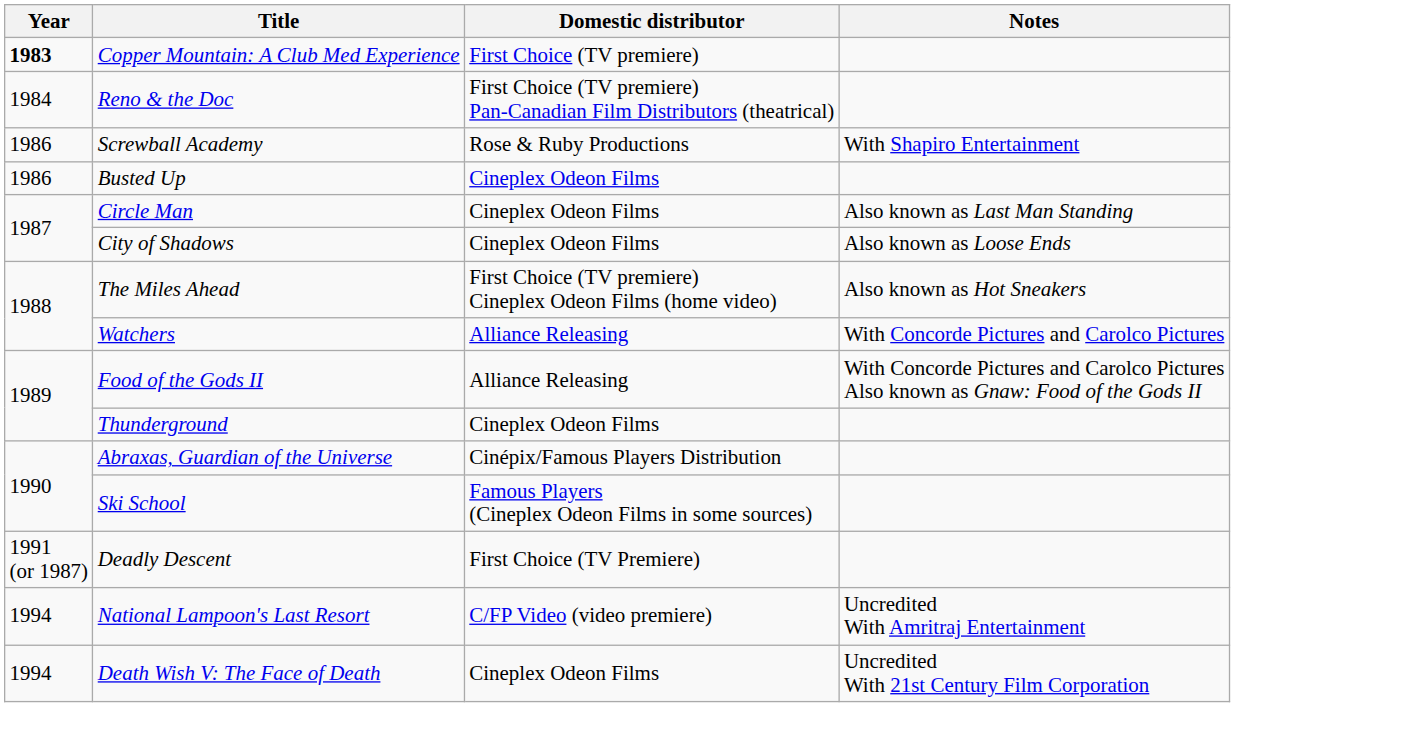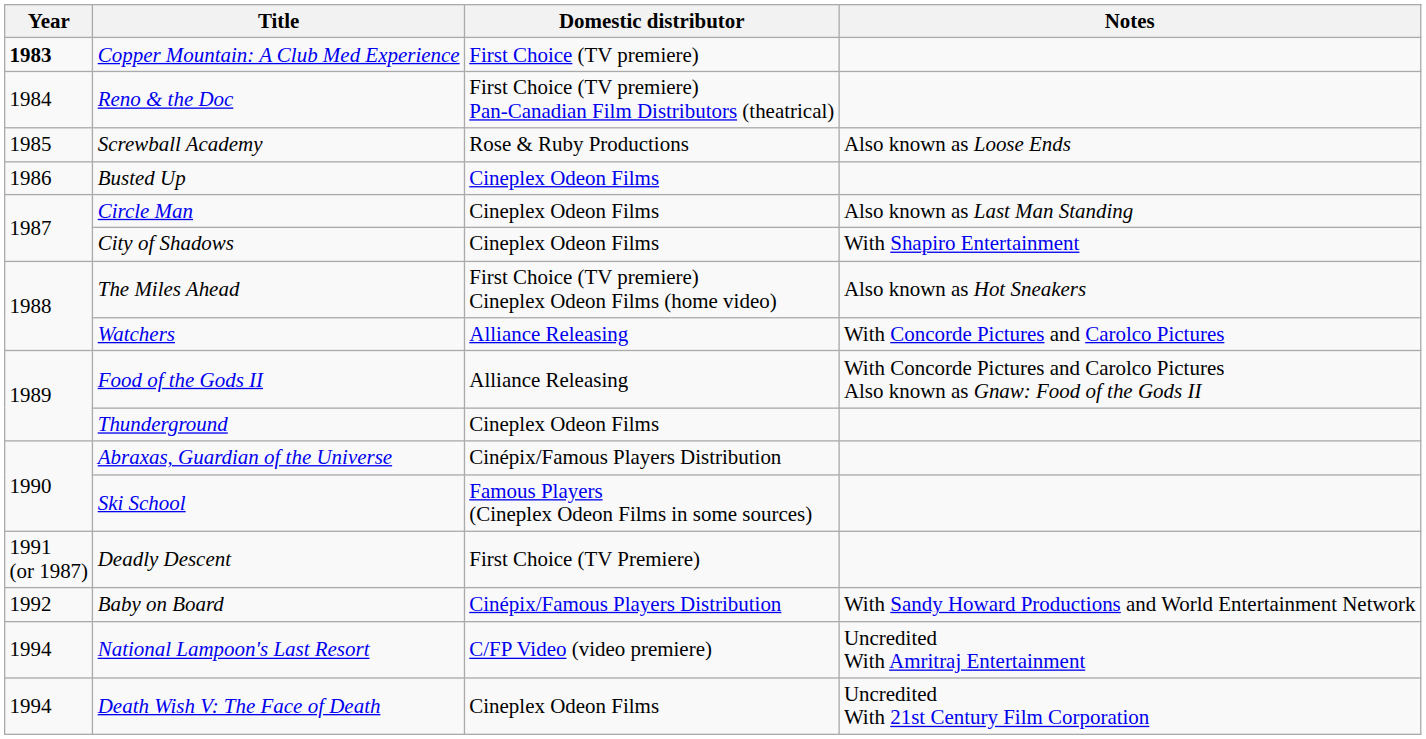(30, 144) 1986 -> (30, 144) 1985
(962, 144) With Shapiro Entertainment -> (957, 144) Also known as Loose Ends
(957, 244) Also known as Loose Ends -> (962, 244) With Shapiro Entertainment
+ row: (161, 604)
